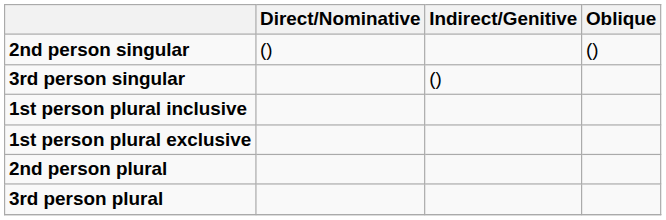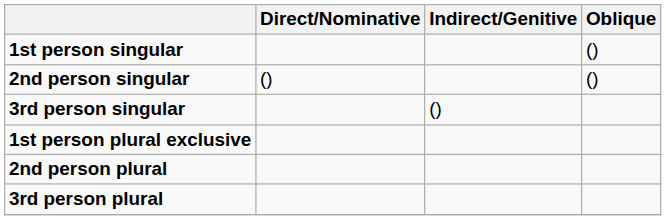+ row: (96, 49)
- row: (128, 109)
